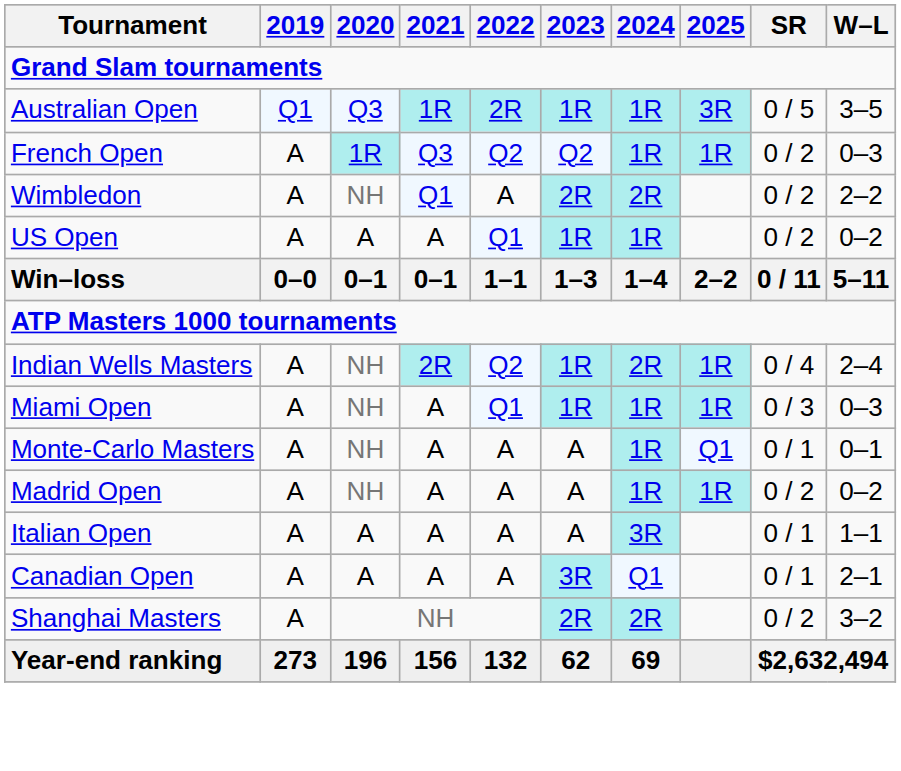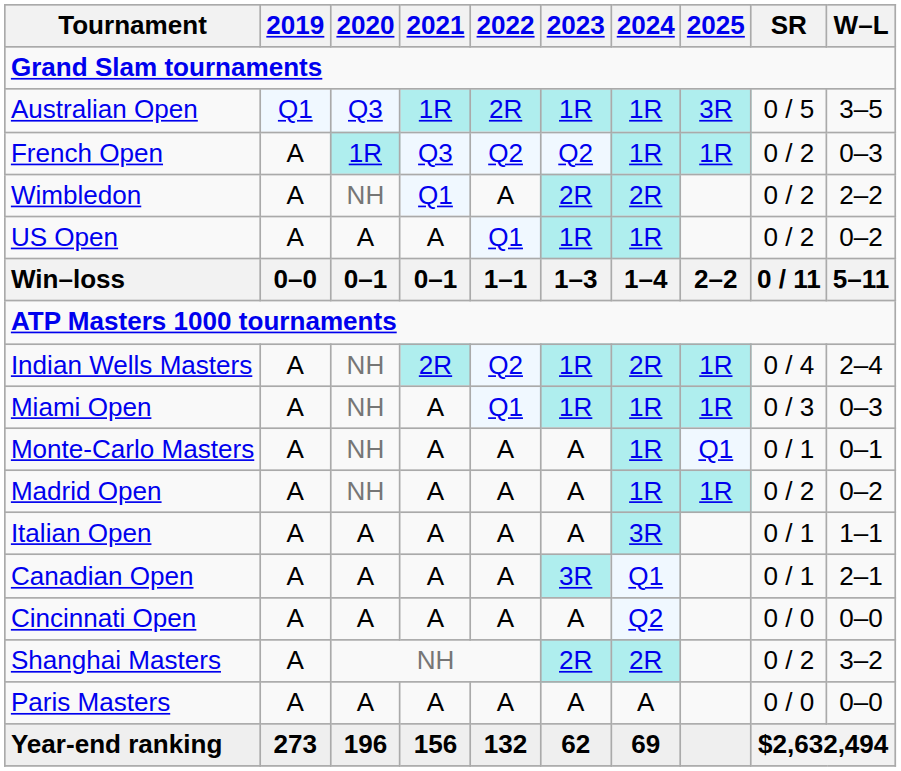+ row: (104, 617)
+ row: (91, 702)
